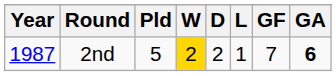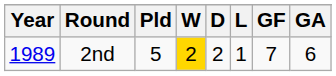(32, 53) 1987 -> (32, 53) 1989
(311, 53) bold -> (311, 53) normal
